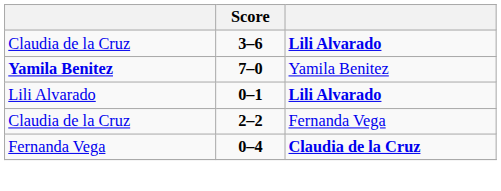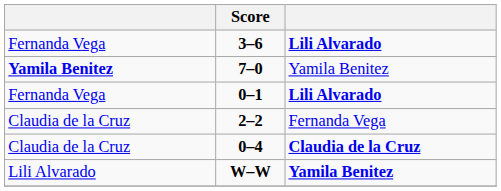(69, 43) Claudia de la Cruz -> (57, 43) Fernanda Vega
(52, 95) Lili Alvarado -> (57, 95) Fernanda Vega
(57, 146) Fernanda Vega -> (69, 146) Claudia de la Cruz
+ row: (250, 172)
